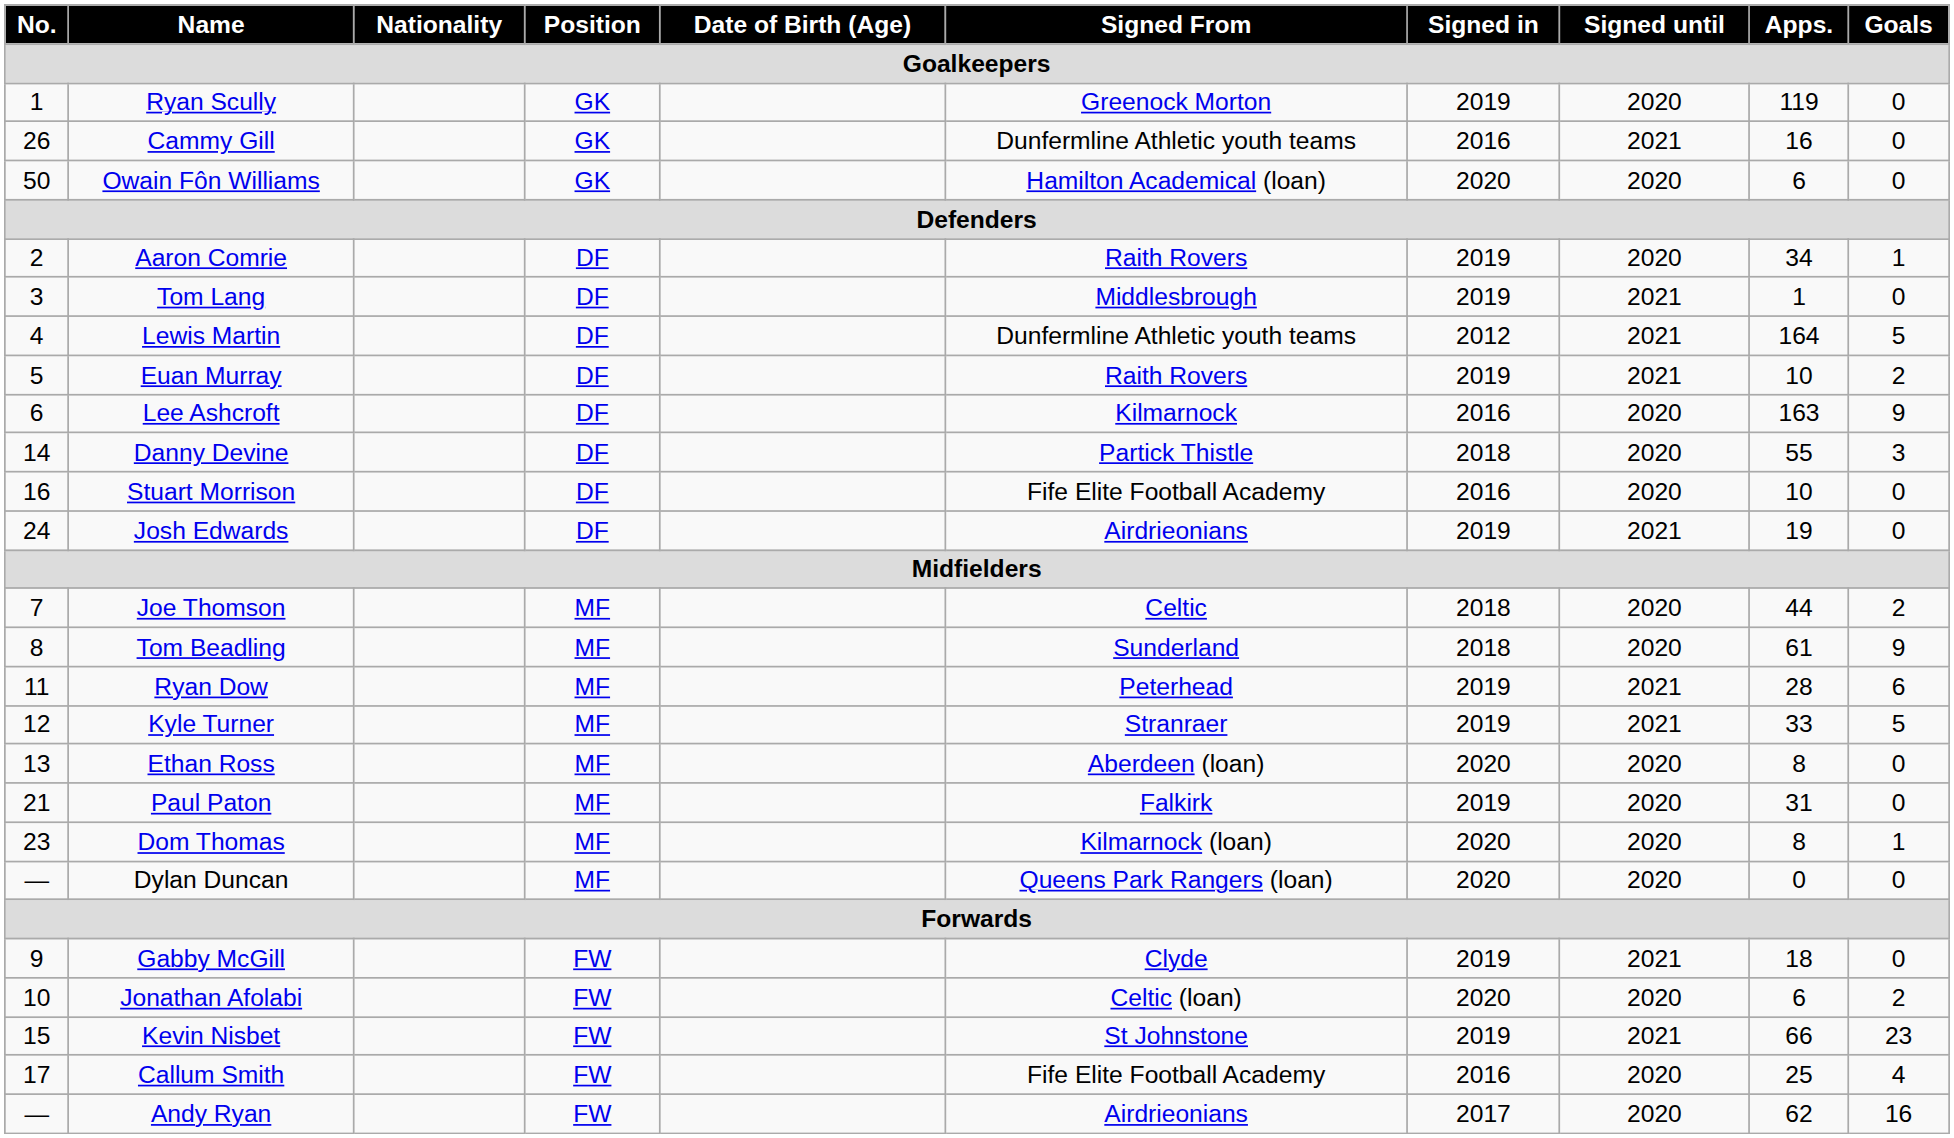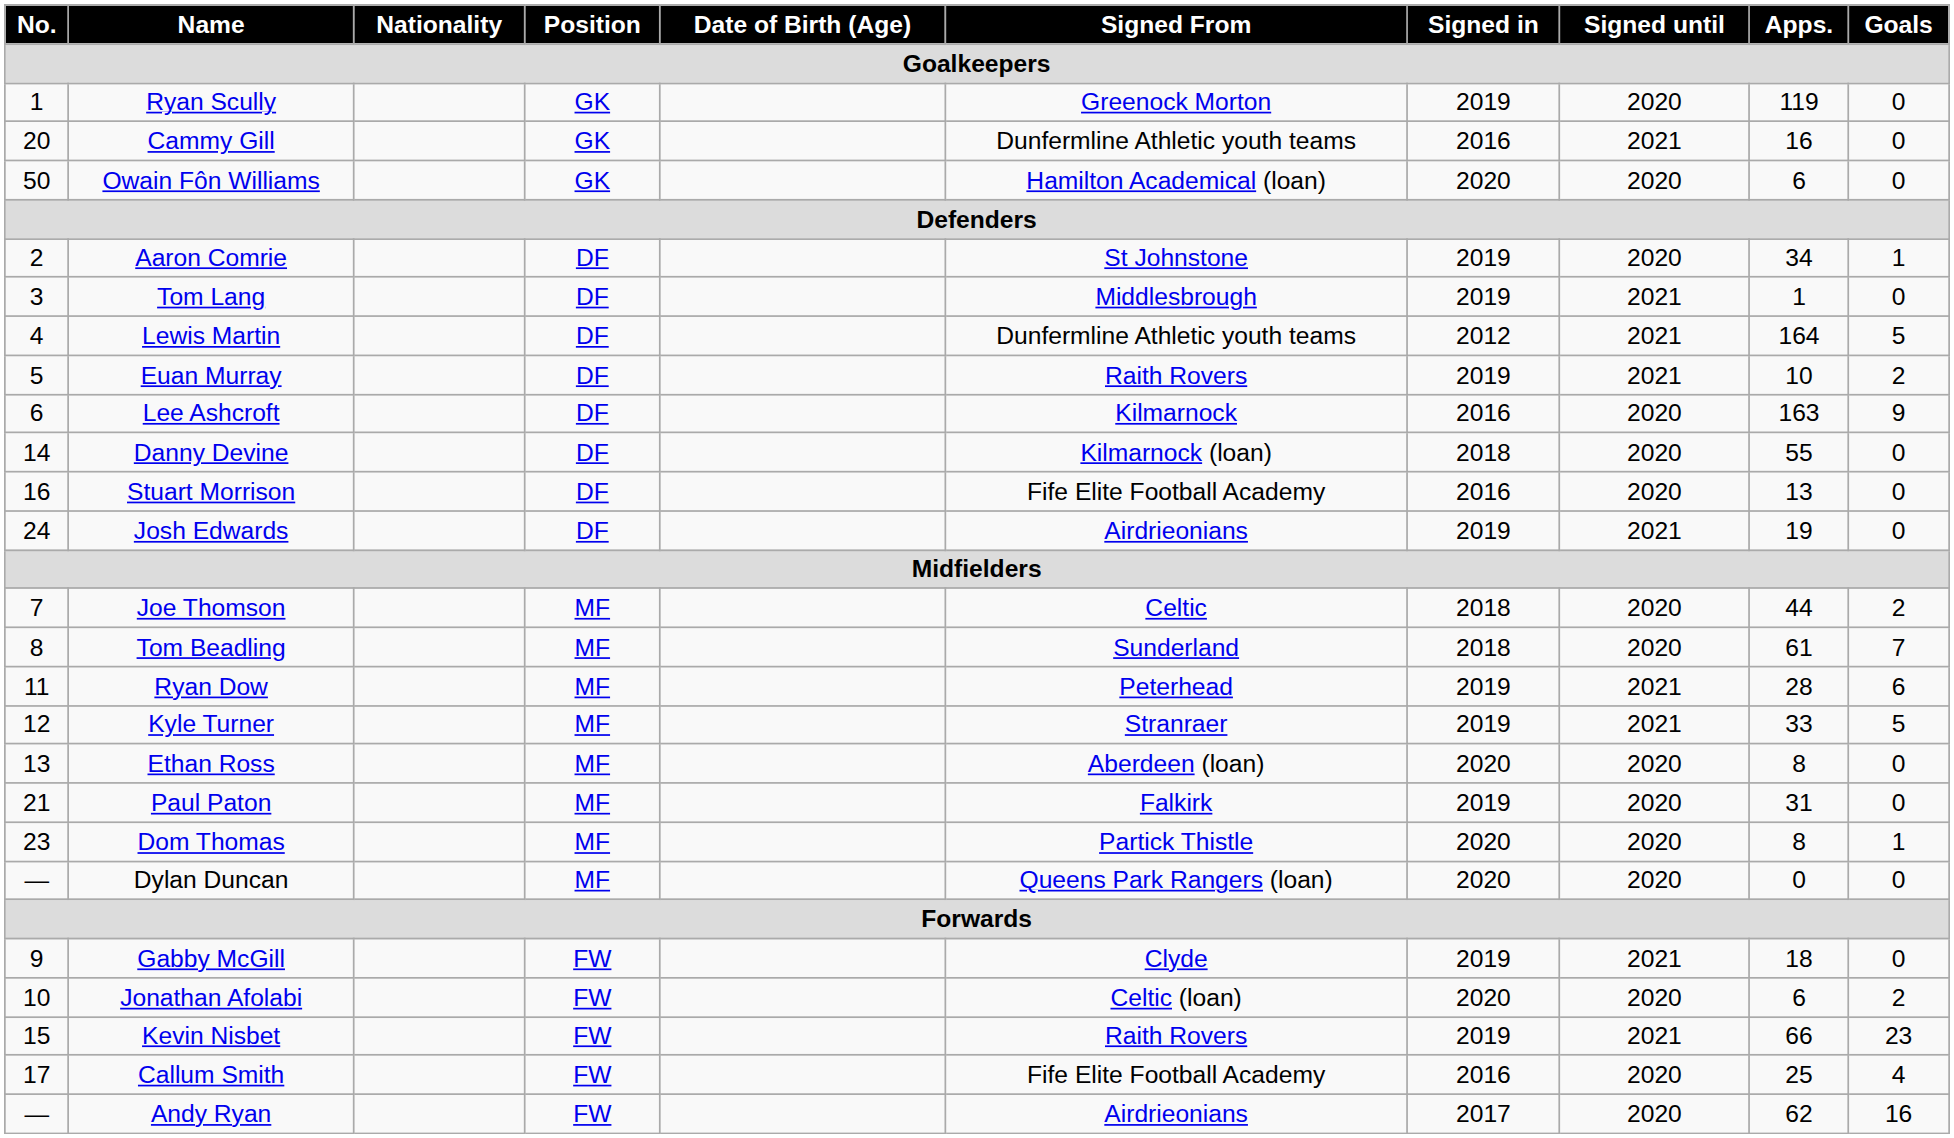(37, 141) 26 -> (37, 141) 20
(1176, 258) Raith Rovers -> (1176, 258) St Johnstone
(1176, 453) Partick Thistle -> (1176, 453) Kilmarnock (loan)
(1899, 453) 3 -> (1899, 453) 0
(1799, 492) 10 -> (1799, 492) 13
(1899, 647) 9 -> (1899, 647) 7
(1176, 842) Kilmarnock (loan) -> (1176, 842) Partick Thistle
(1176, 1036) St Johnstone -> (1176, 1036) Raith Rovers
